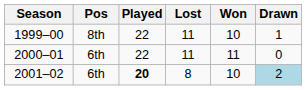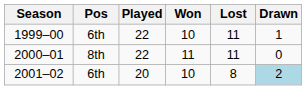columns swapped: (233, 14) <-> (188, 14)
(96, 34) 8th -> (96, 34) 6th
(96, 54) 6th -> (96, 54) 8th
(142, 74) bold -> (142, 74) normal
